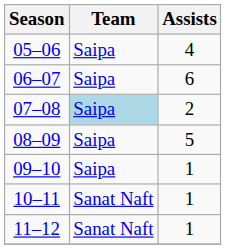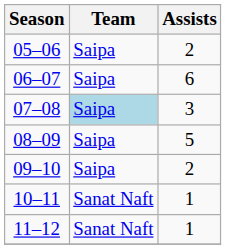(189, 49) 4 -> (189, 49) 2
(189, 109) 2 -> (189, 109) 3
(189, 169) 1 -> (189, 169) 2
